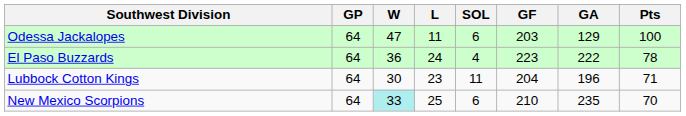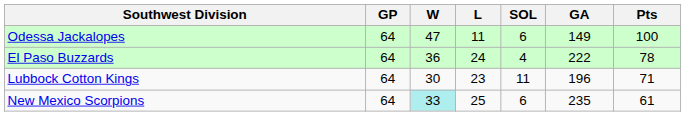- column: (527, 15)
(589, 36) 129 -> (579, 36) 149
(650, 100) 70 -> (647, 100) 61
